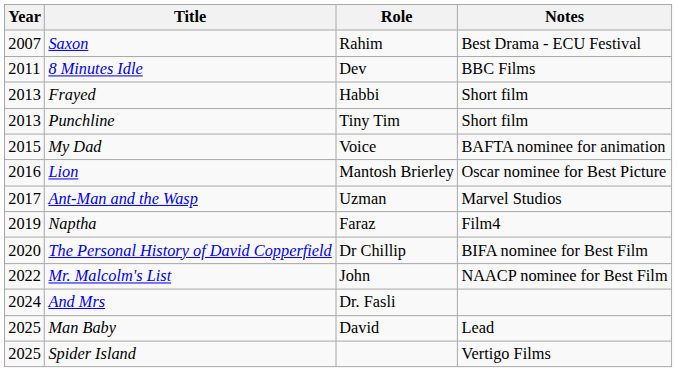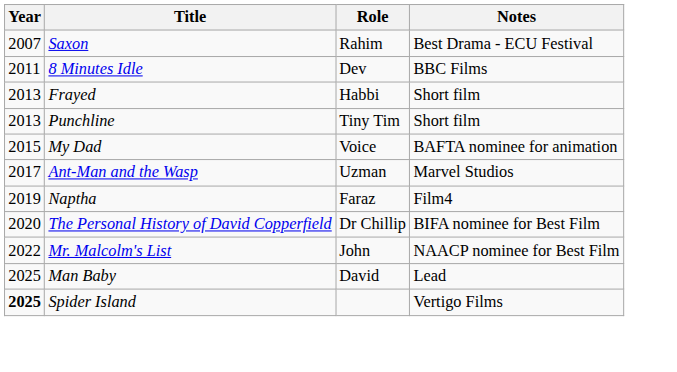- row: (63, 172)
- row: (77, 302)
(25, 353) normal -> (25, 302) bold
